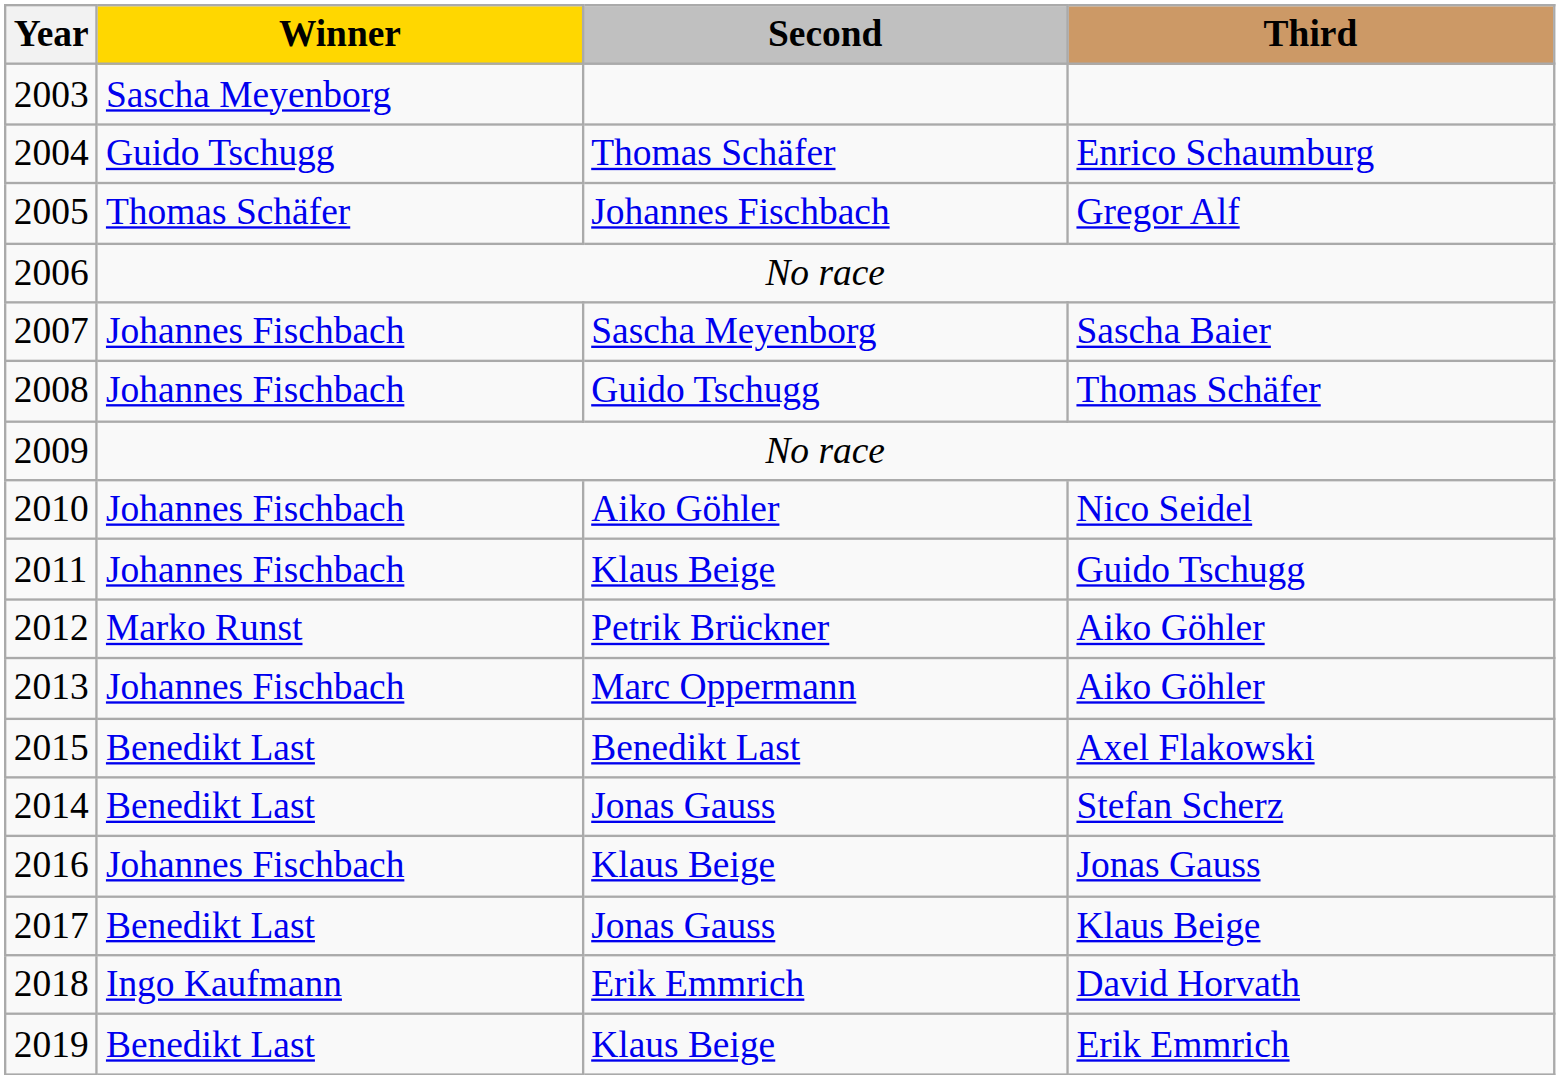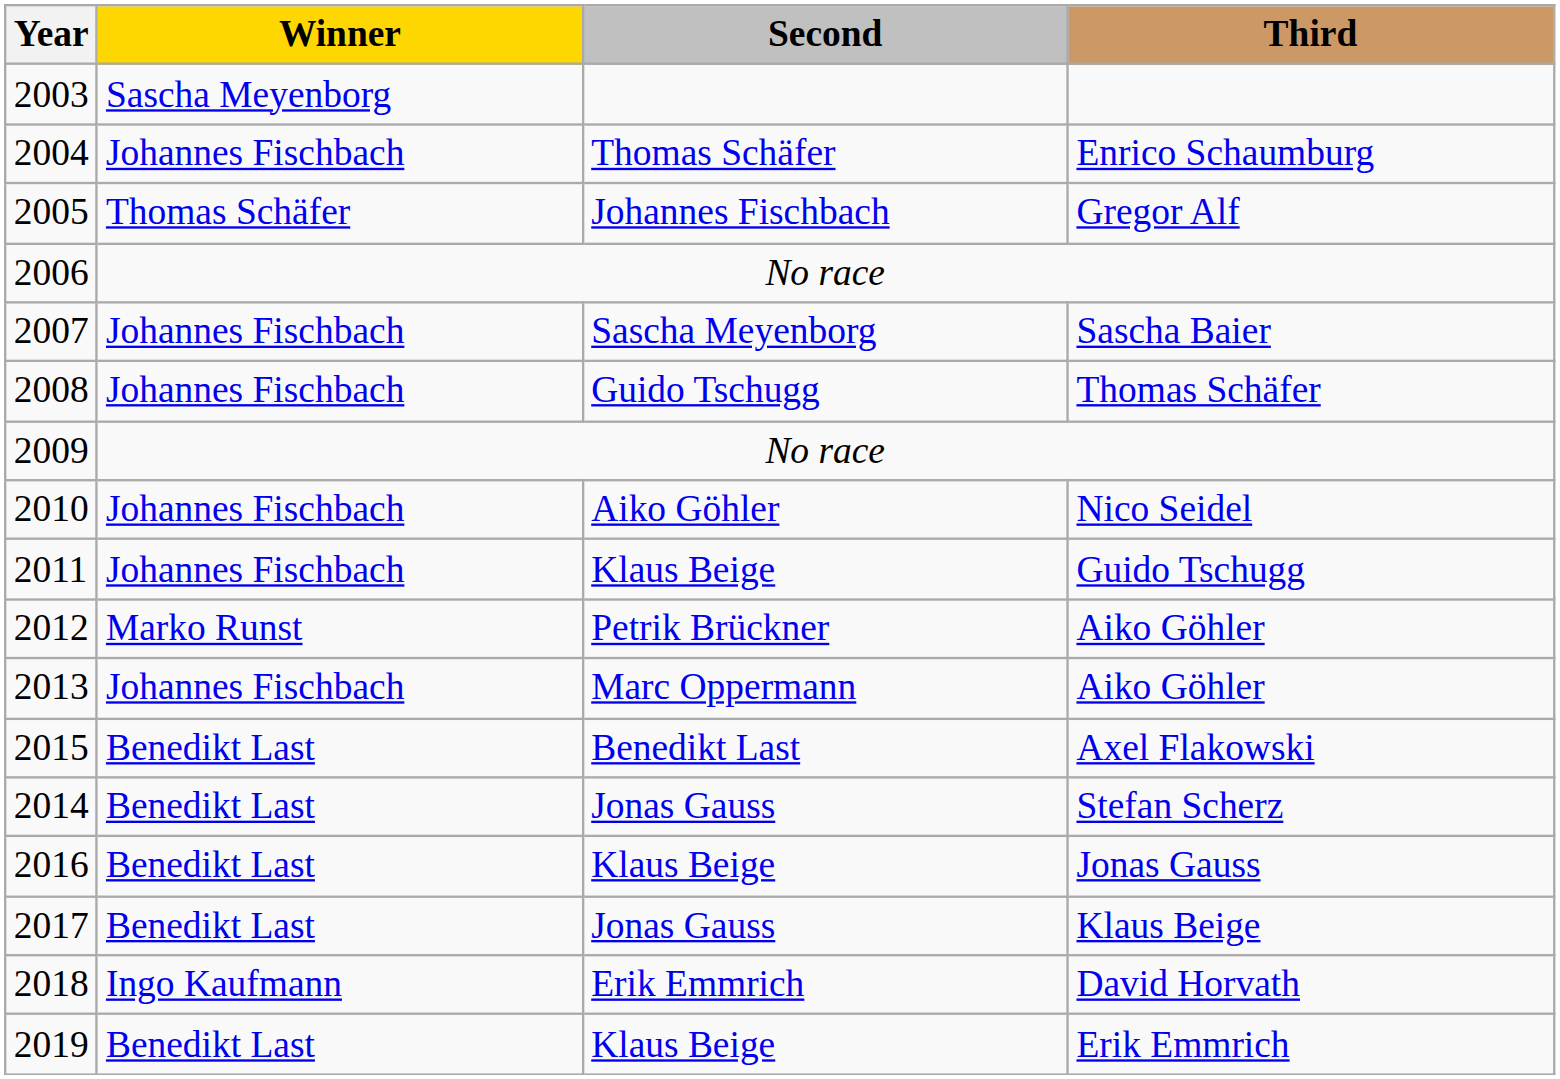(220, 152) Guido Tschugg -> (255, 152) Johannes Fischbach
(255, 865) Johannes Fischbach -> (210, 865) Benedikt Last
